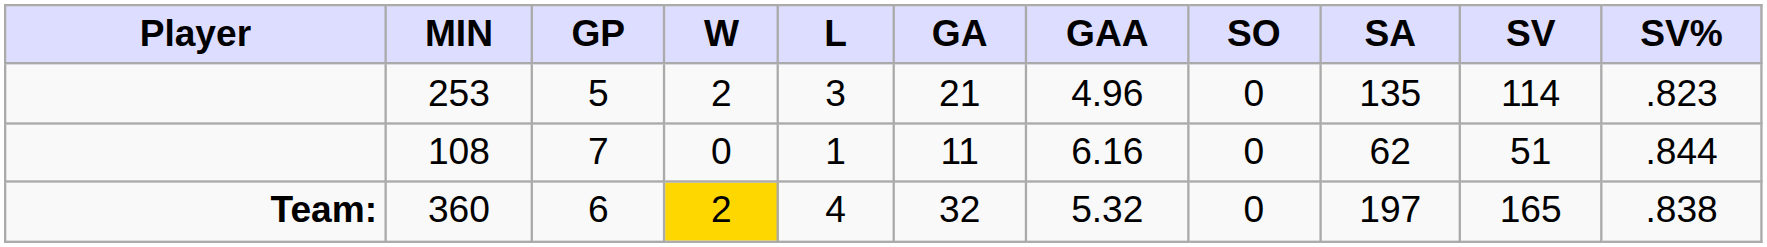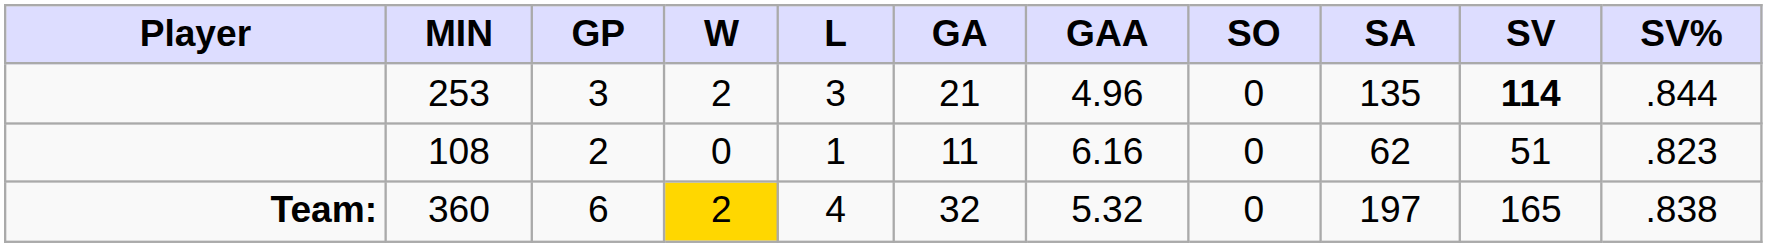(598, 92) 5 -> (598, 92) 3
(1531, 92) normal -> (1531, 92) bold
(1682, 92) .823 -> (1682, 92) .844
(598, 151) 7 -> (598, 151) 2
(1682, 151) .844 -> (1682, 151) .823
